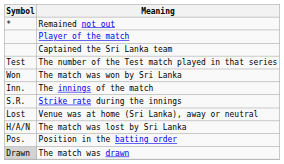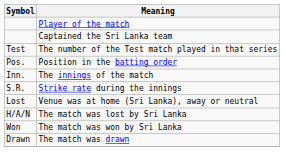- row: (77, 24)
rows swapped: (108, 140) <-> (110, 75)
(18, 153) lightgrey background -> (18, 140) no background
